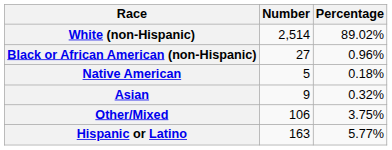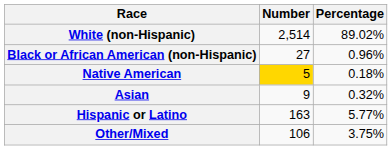(306, 74) no background -> (306, 74) gold background
rows swapped: (132, 114) <-> (132, 134)
